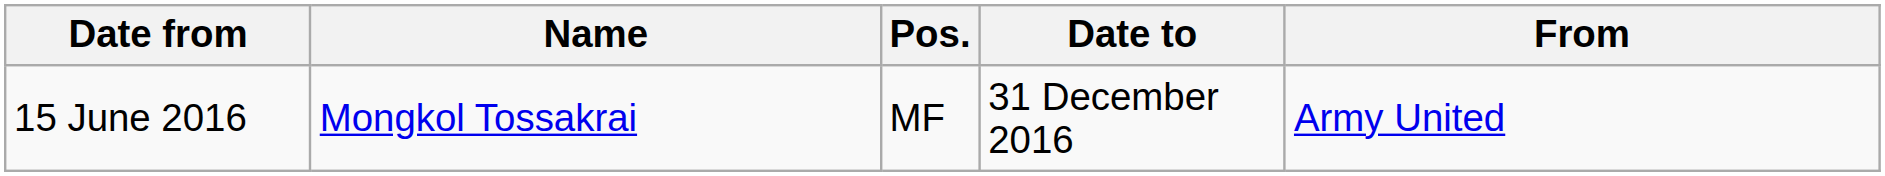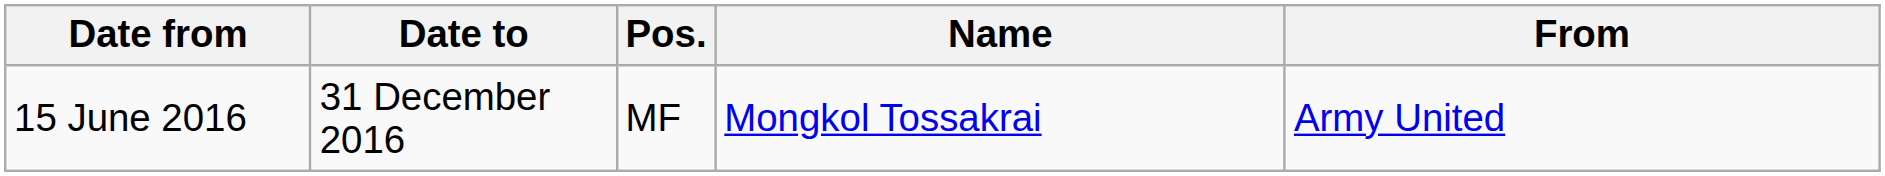columns swapped: (1132, 34) <-> (596, 34)
